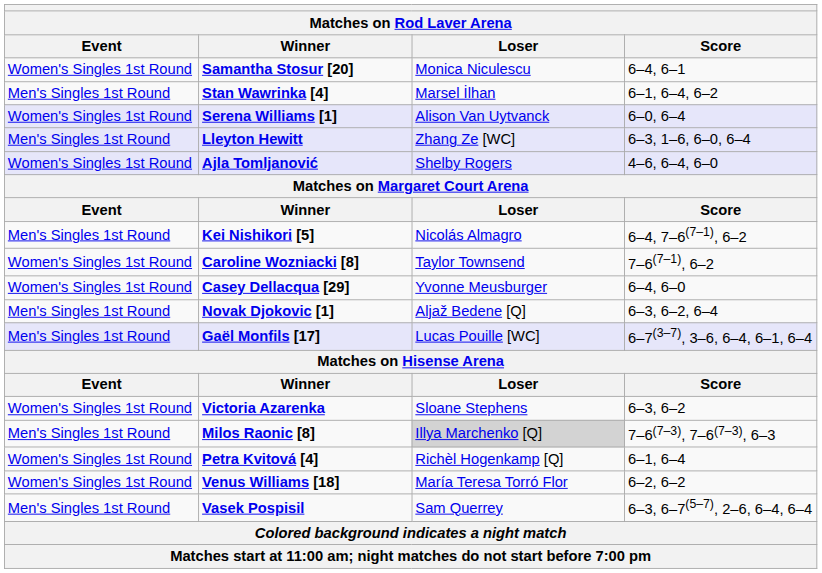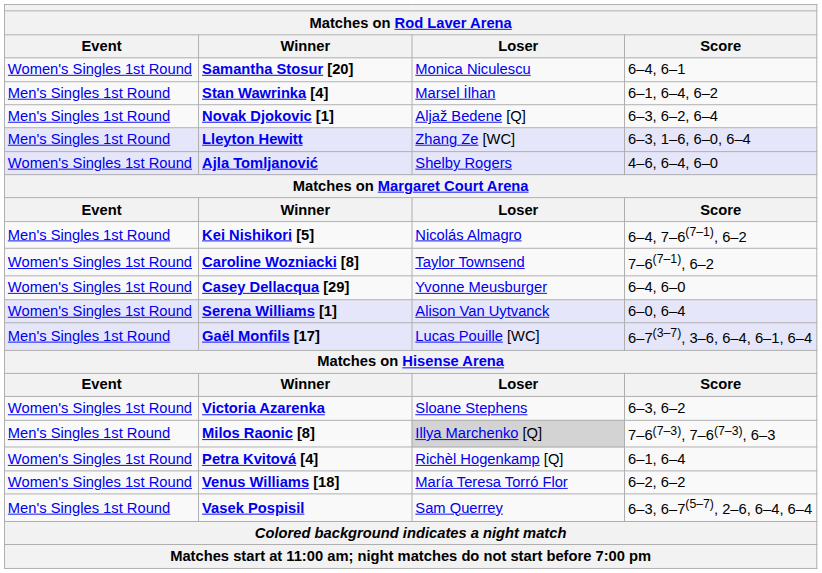rows swapped: (268, 311) <-> (270, 116)
